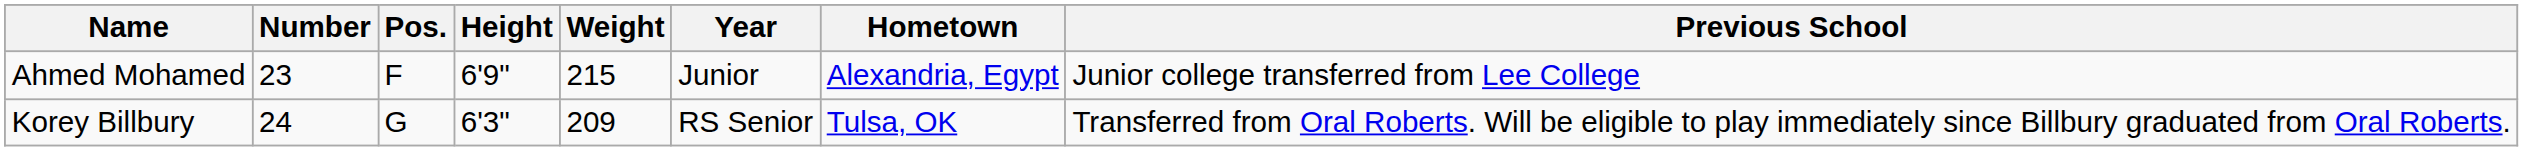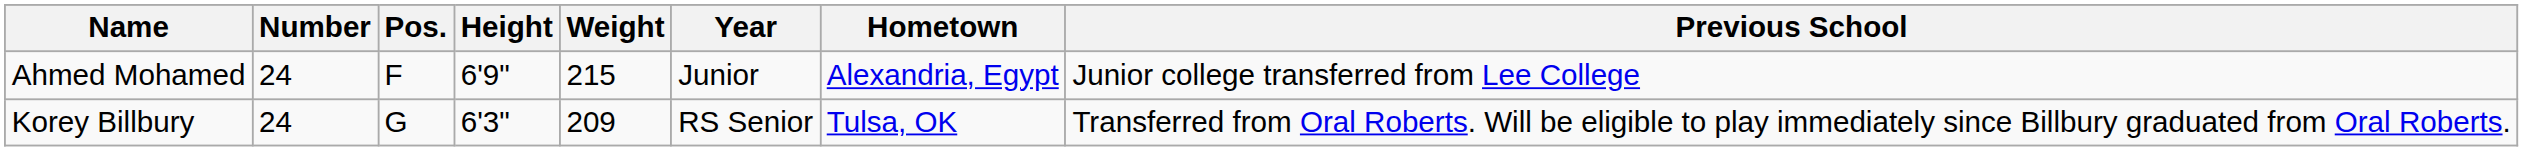(276, 74) 23 -> (276, 74) 24
